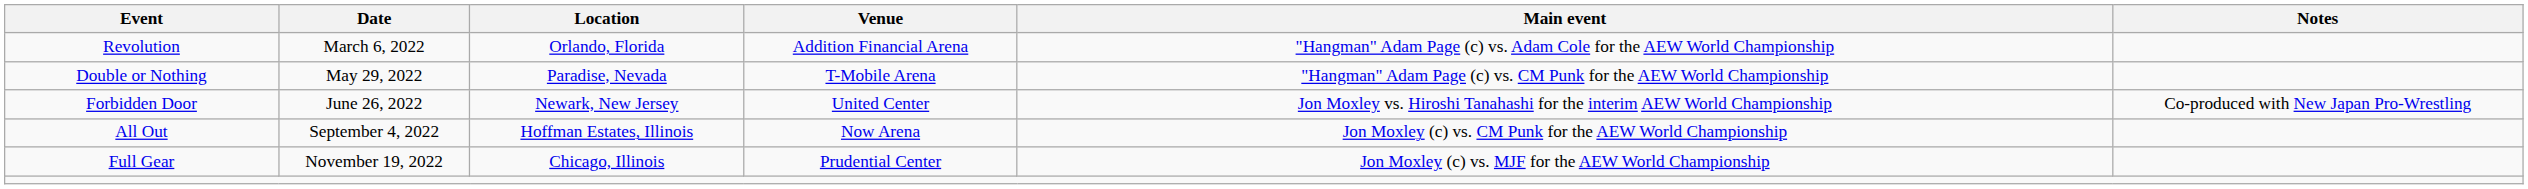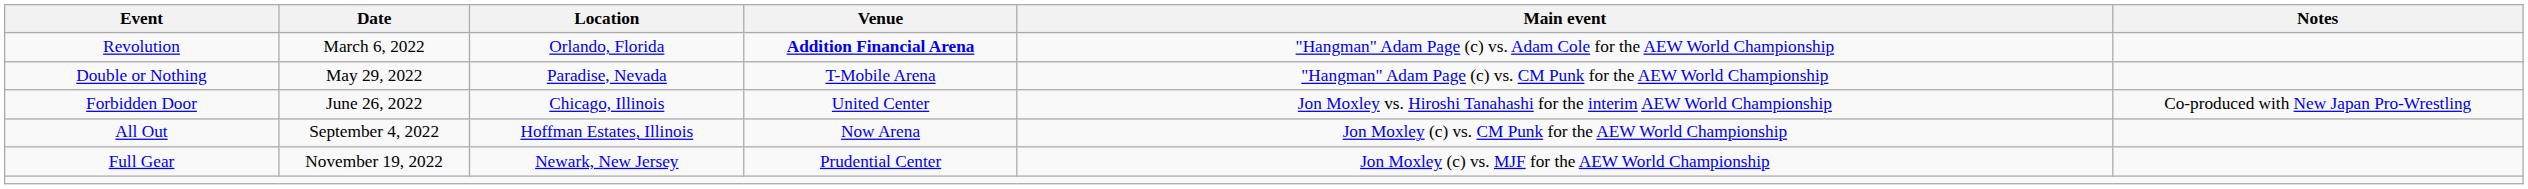(881, 46) normal -> (881, 46) bold
(607, 103) Newark, New Jersey -> (607, 103) Chicago, Illinois
(607, 160) Chicago, Illinois -> (607, 160) Newark, New Jersey
